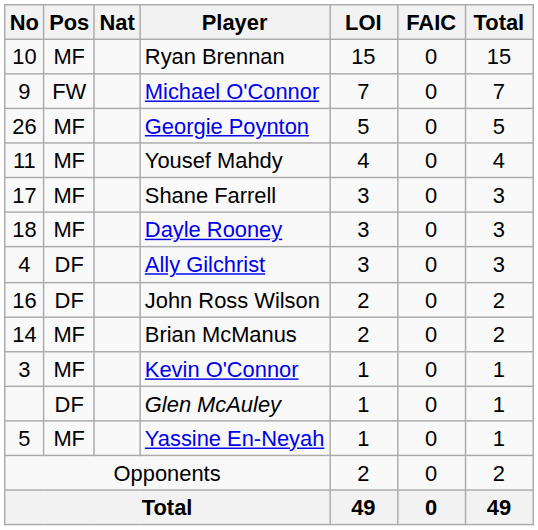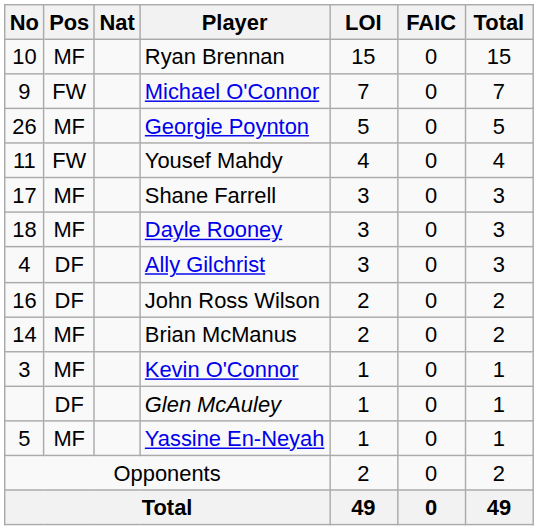(69, 161) MF -> (69, 161) FW
